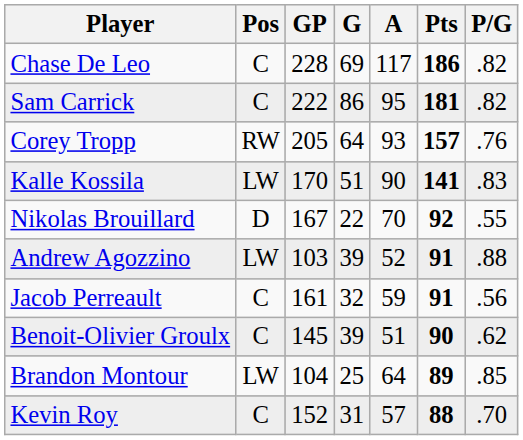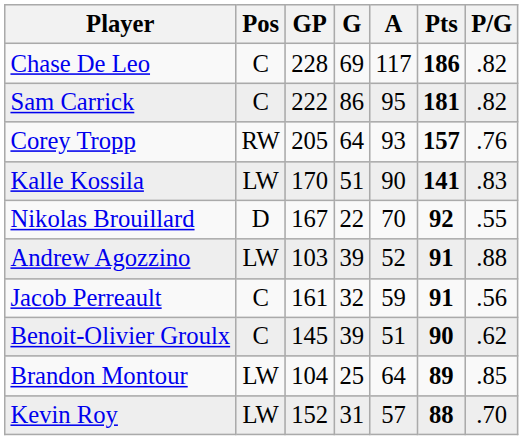(261, 414) C -> (261, 414) LW
